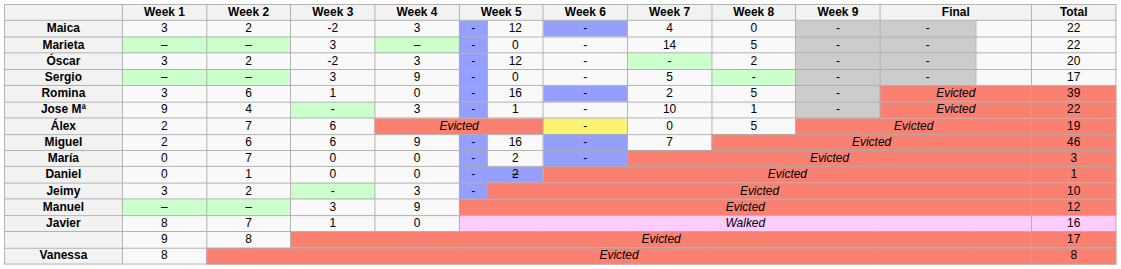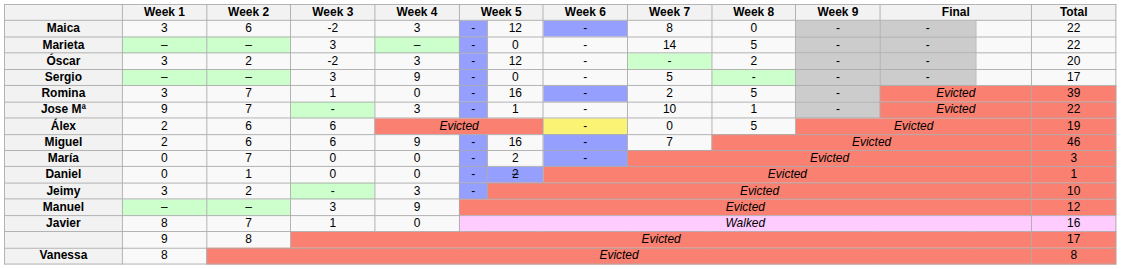(249, 28) 2 -> (249, 28) 6
(670, 28) 4 -> (670, 28) 8
(249, 93) 6 -> (249, 93) 7
(249, 109) 4 -> (249, 109) 7
(249, 125) 7 -> (249, 125) 6
